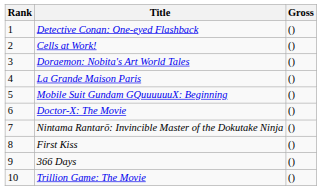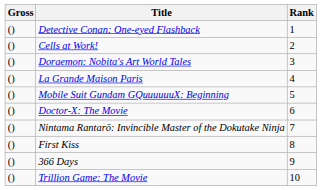columns swapped: (20, 12) <-> (301, 12)
